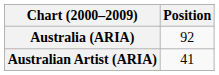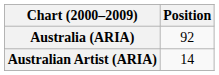(187, 59) 41 -> (187, 59) 14
